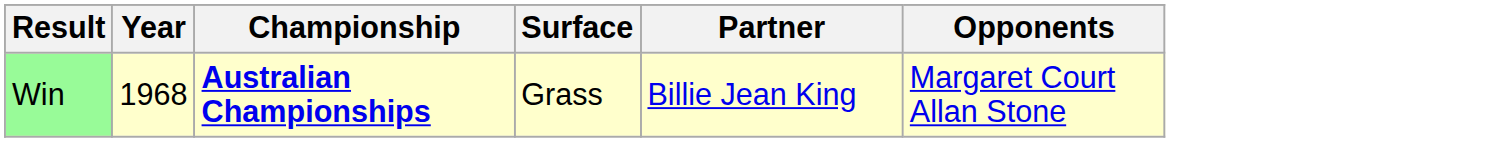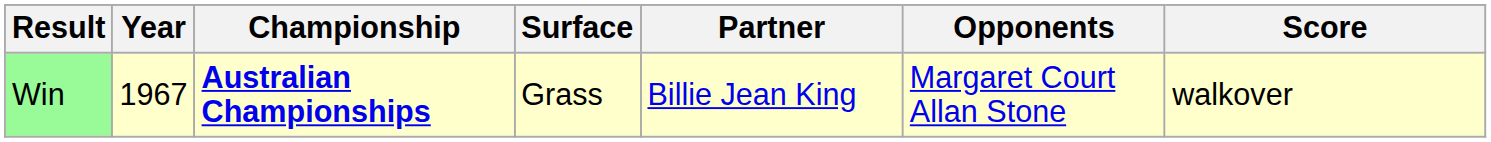+ column: (1325, 28)
(153, 94) 1968 -> (153, 94) 1967
